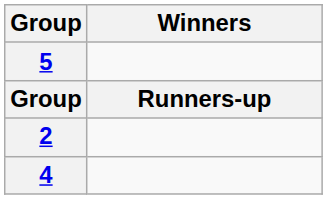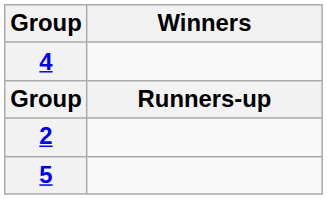rows swapped: (46, 61) <-> (46, 174)
